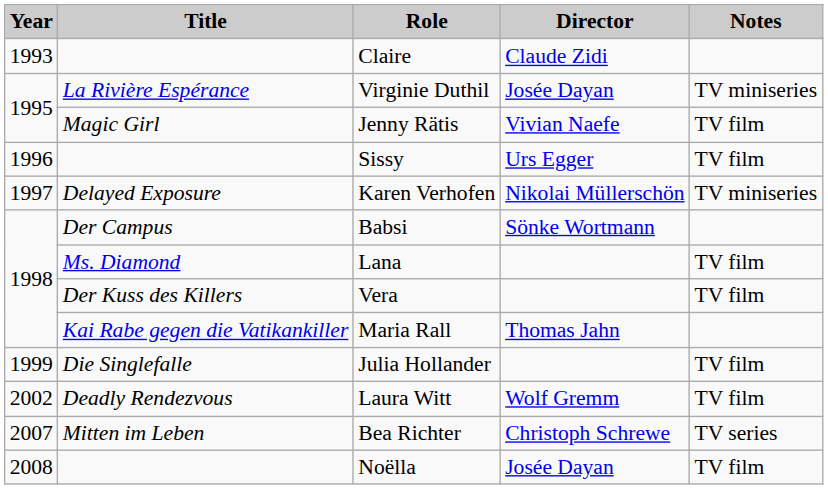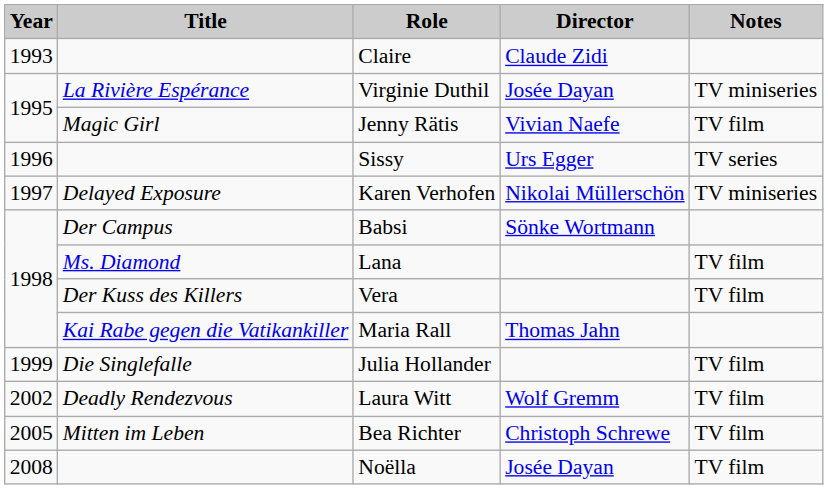(729, 158) TV film -> (736, 158) TV series
(31, 432) 2007 -> (31, 432) 2005
(736, 432) TV series -> (729, 432) TV film
